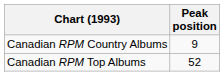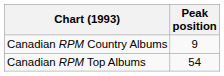(195, 62) 52 -> (195, 62) 54
